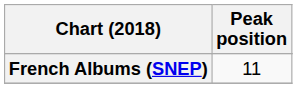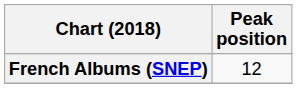(252, 68) 11 -> (252, 68) 12
